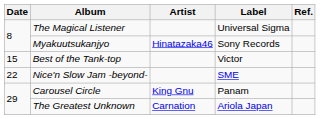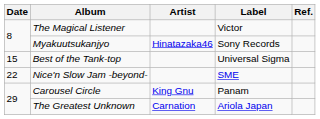(254, 28) Universal Sigma -> (230, 28) Victor
(230, 59) Victor -> (254, 59) Universal Sigma
